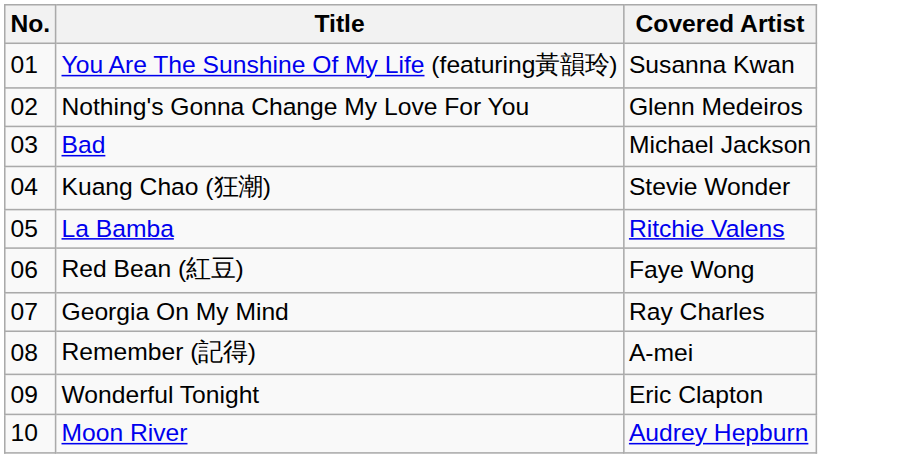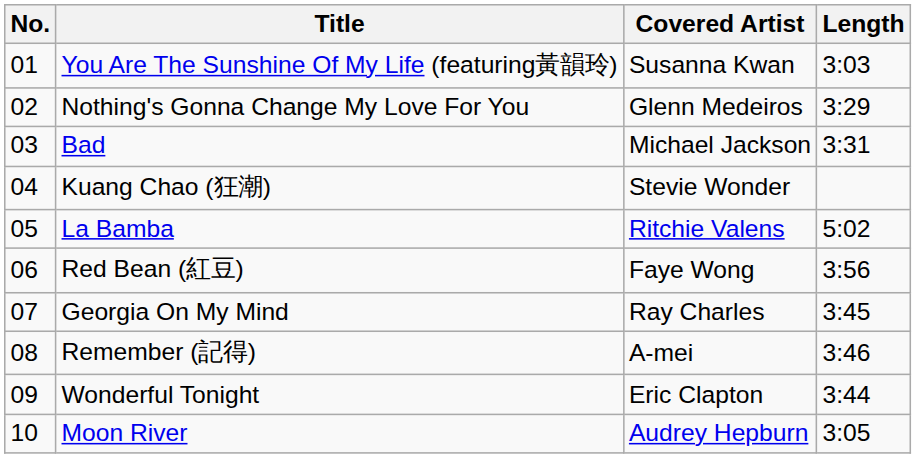+ column: (864, 24)
